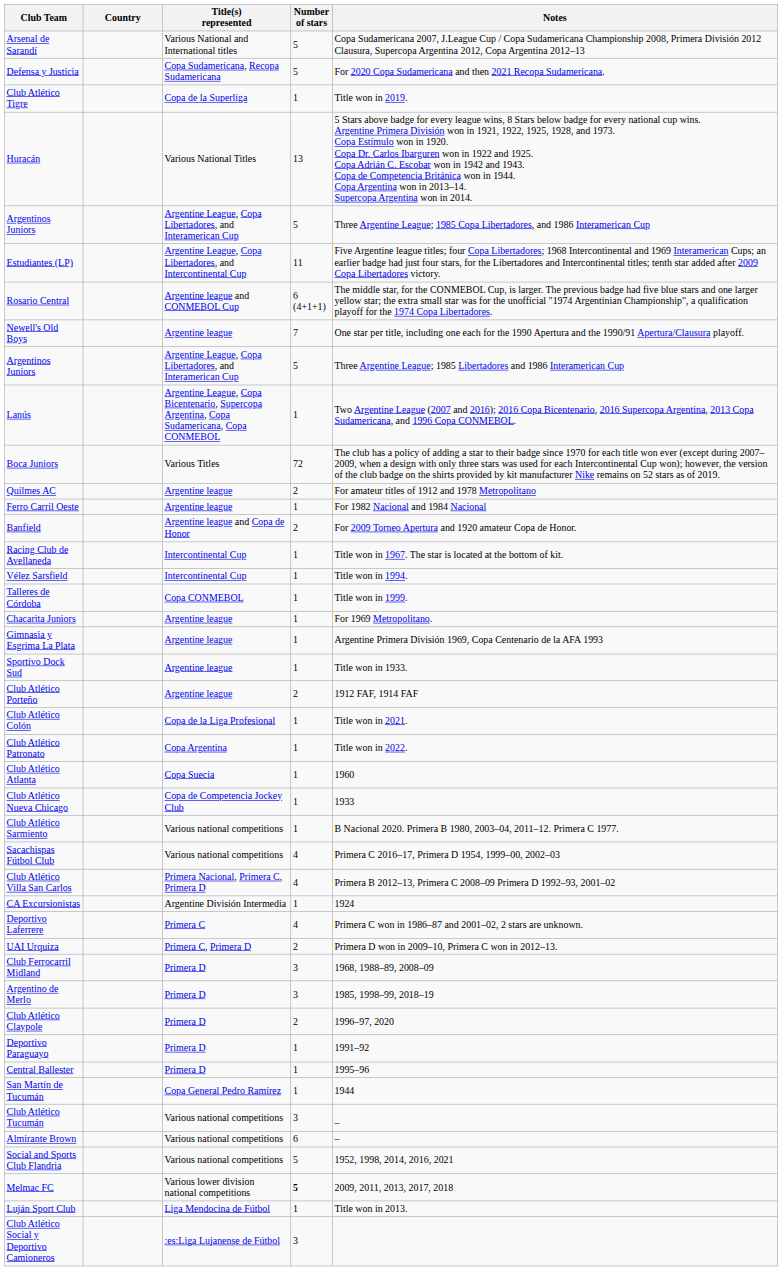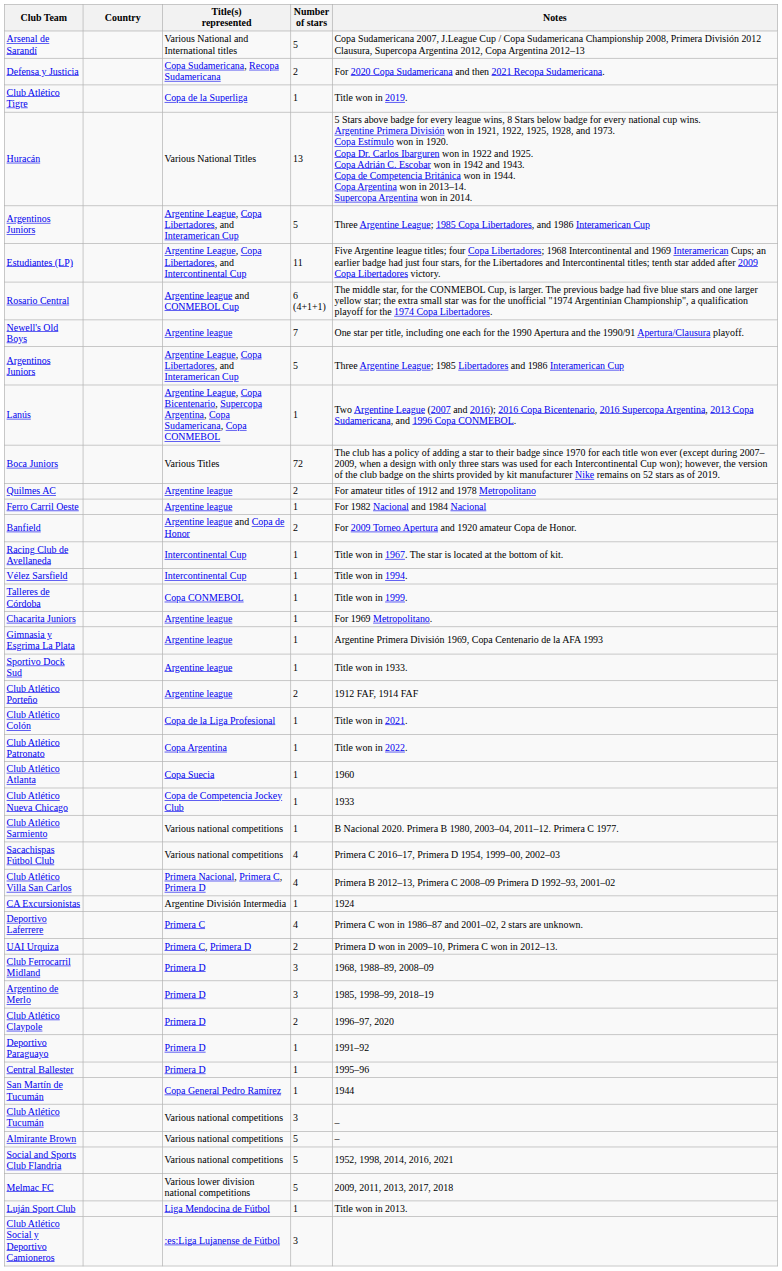(296, 71) 5 -> (296, 71) 2
(296, 1139) 6 -> (296, 1139) 5
(296, 1187) bold -> (296, 1187) normal
